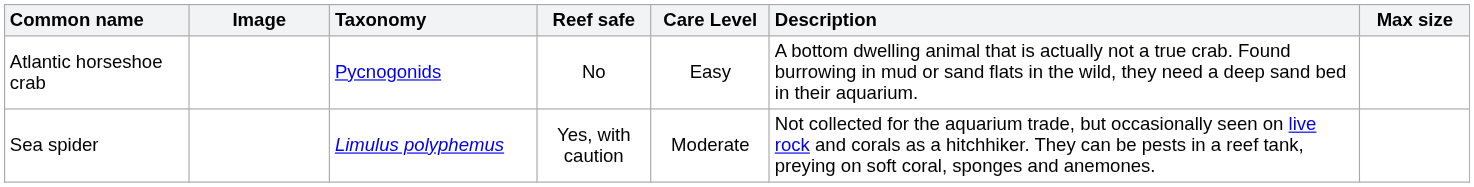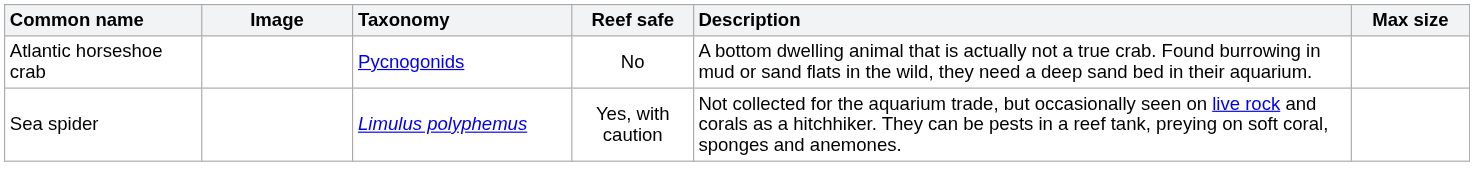- column: (710, 20)
